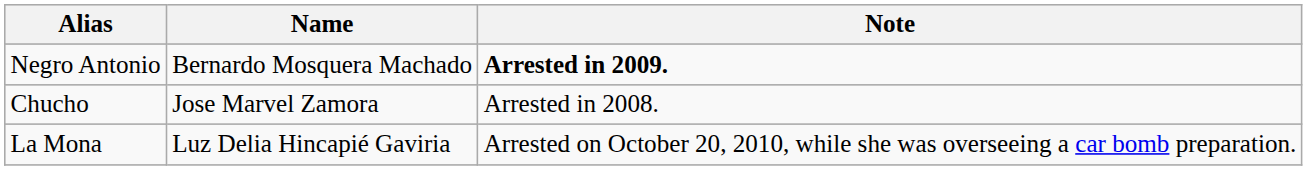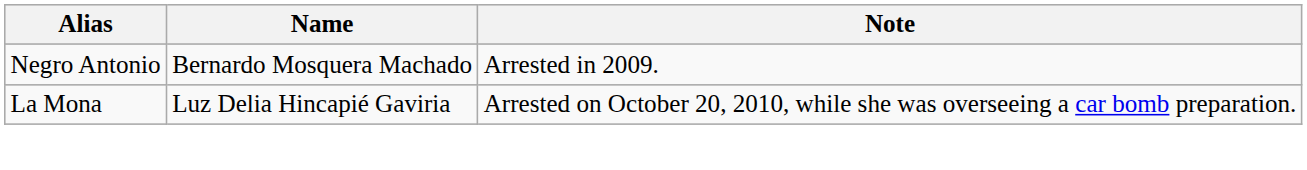(576, 64) bold -> (571, 64) normal
- row: (50, 104)
